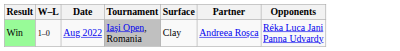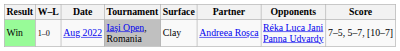+ column: (361, 12)
